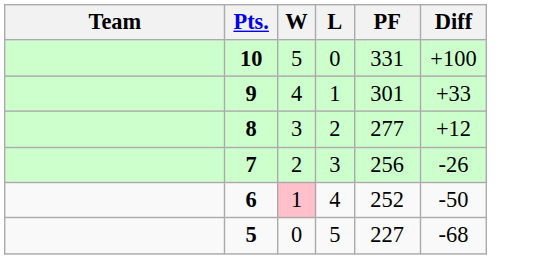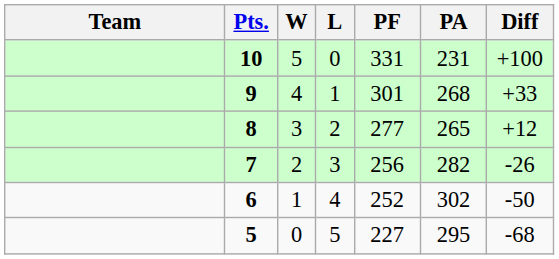+ column: (453, 22)
(297, 199) pink background -> (297, 199) no background
